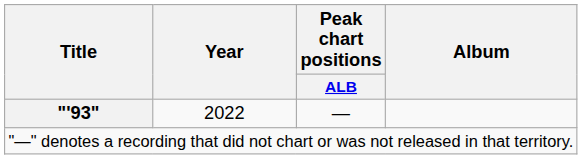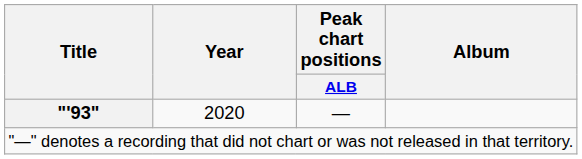(224, 113) 2022 -> (224, 113) 2020
